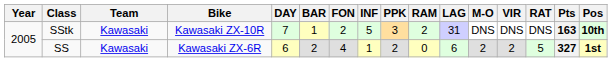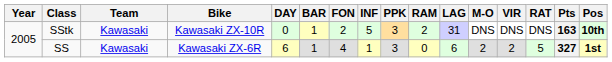(285, 30) 7 -> (285, 30) 0
(314, 48) 2 -> (314, 48) 1
(395, 48) 2 -> (395, 48) 3
